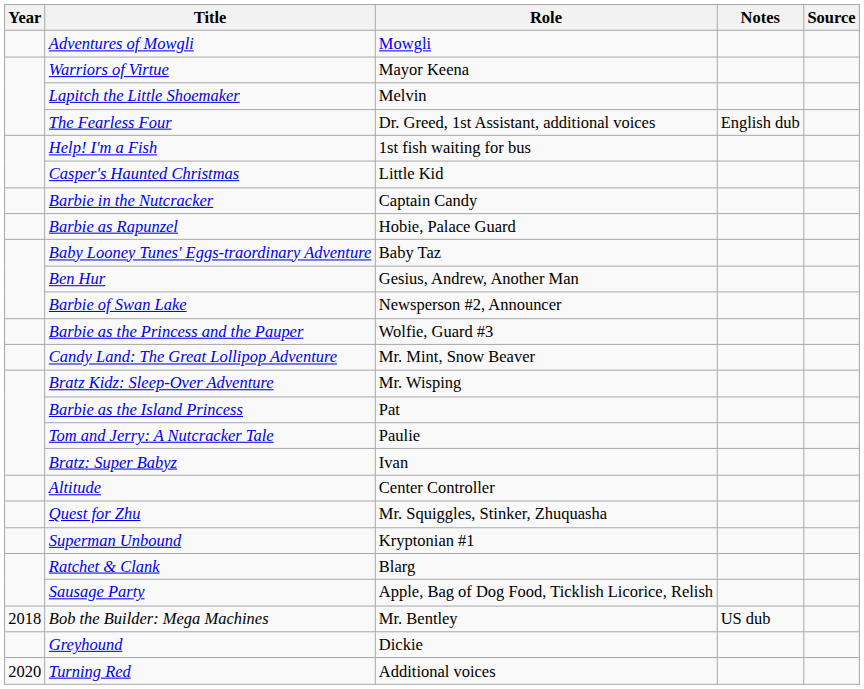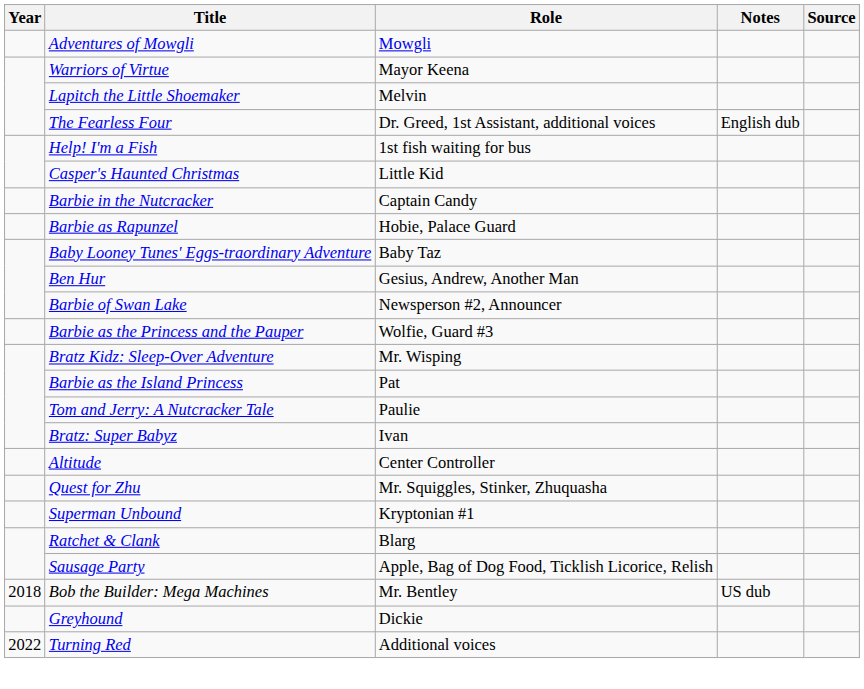- row: (193, 357)
(25, 670) 2020 -> (25, 644) 2022
